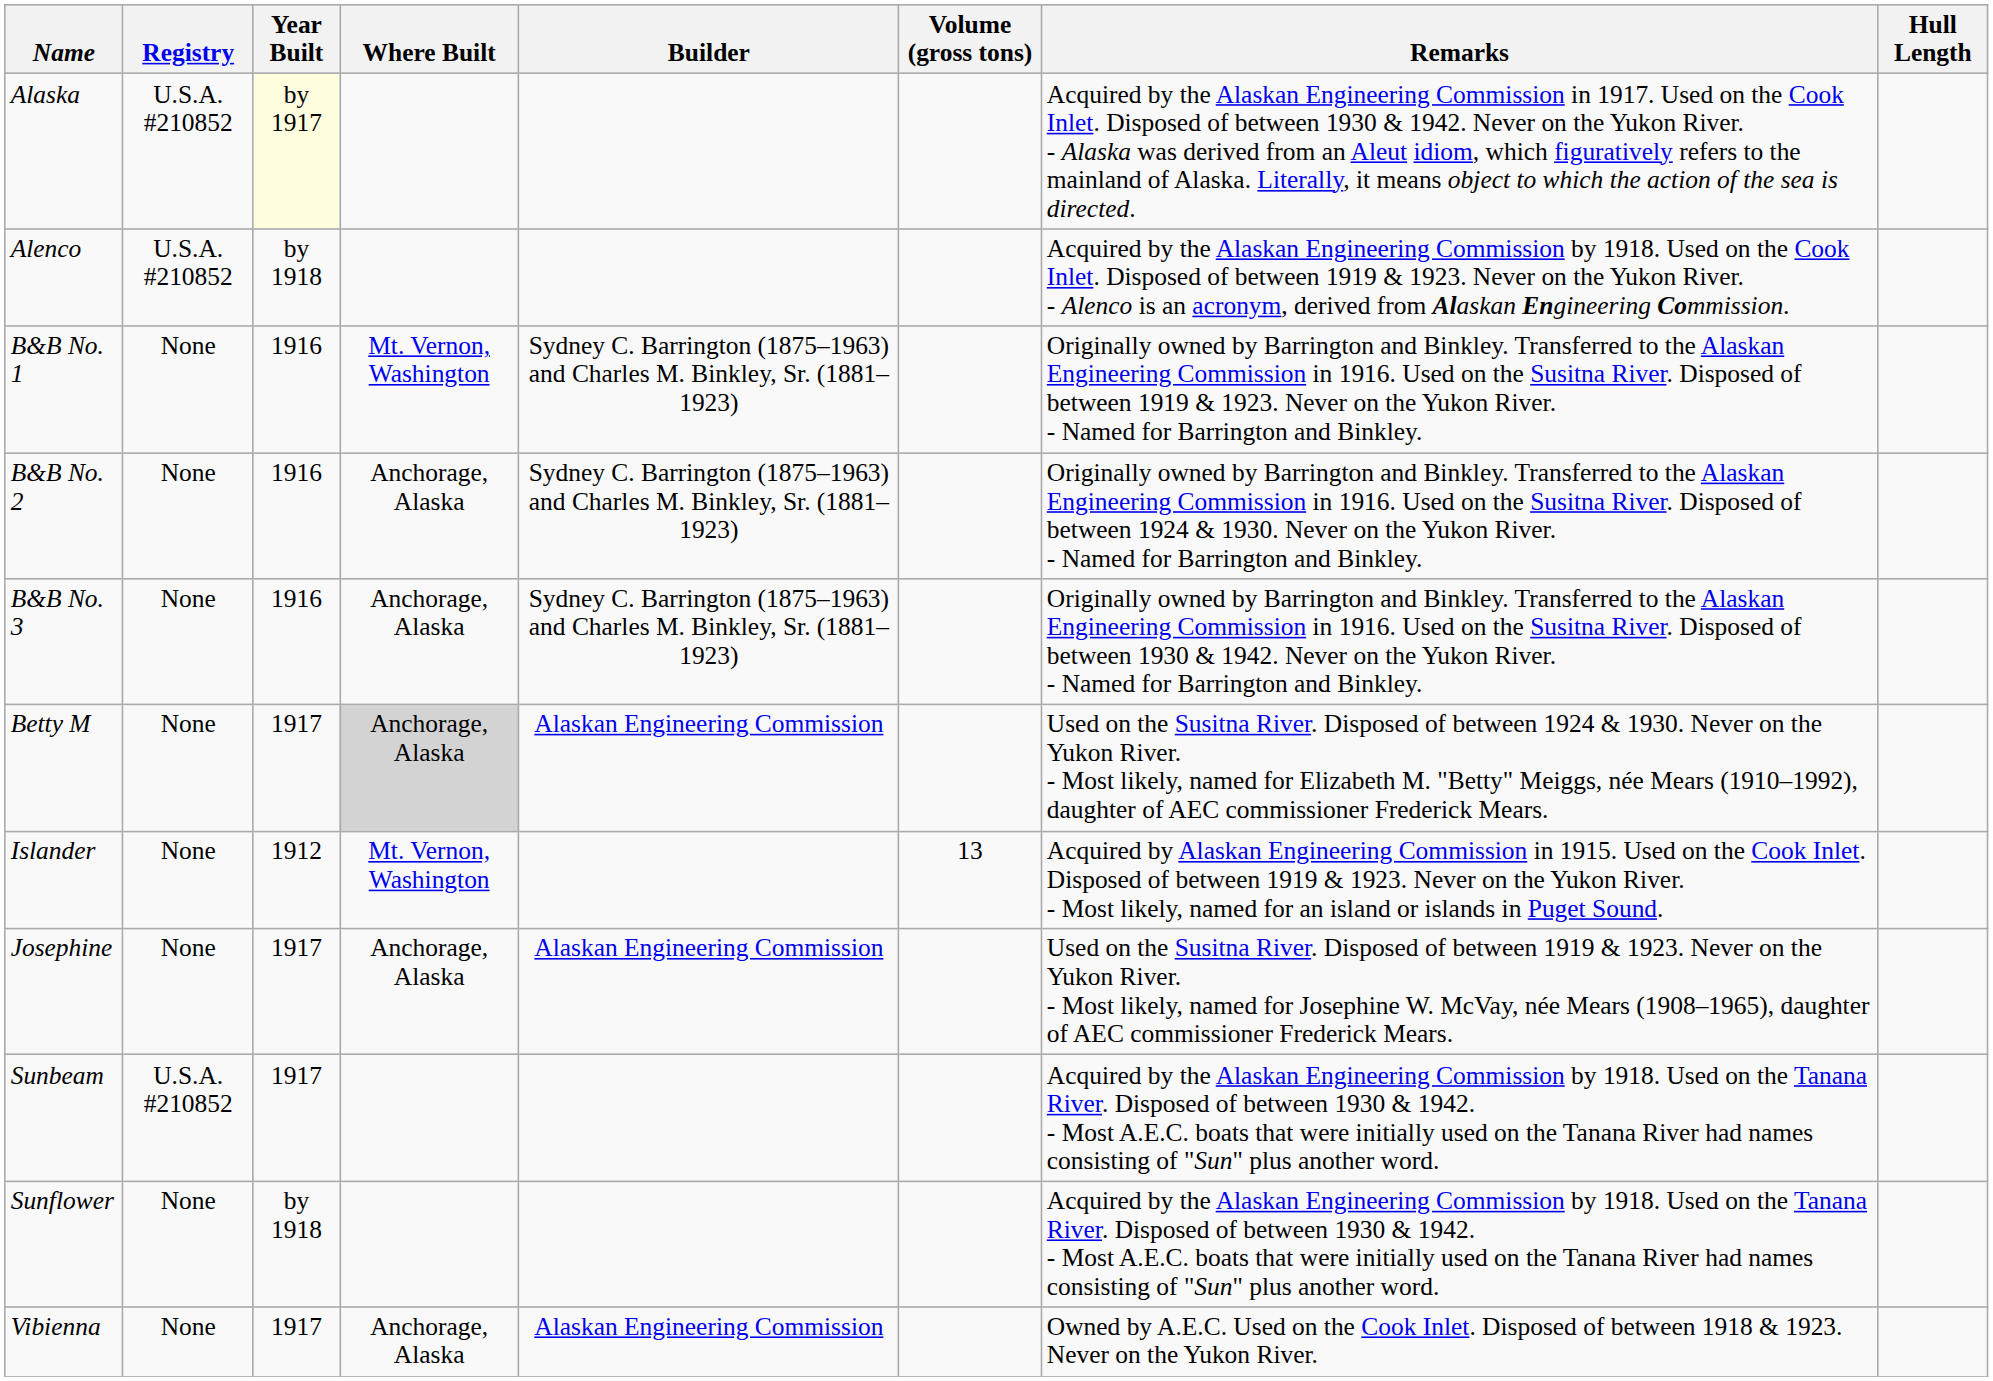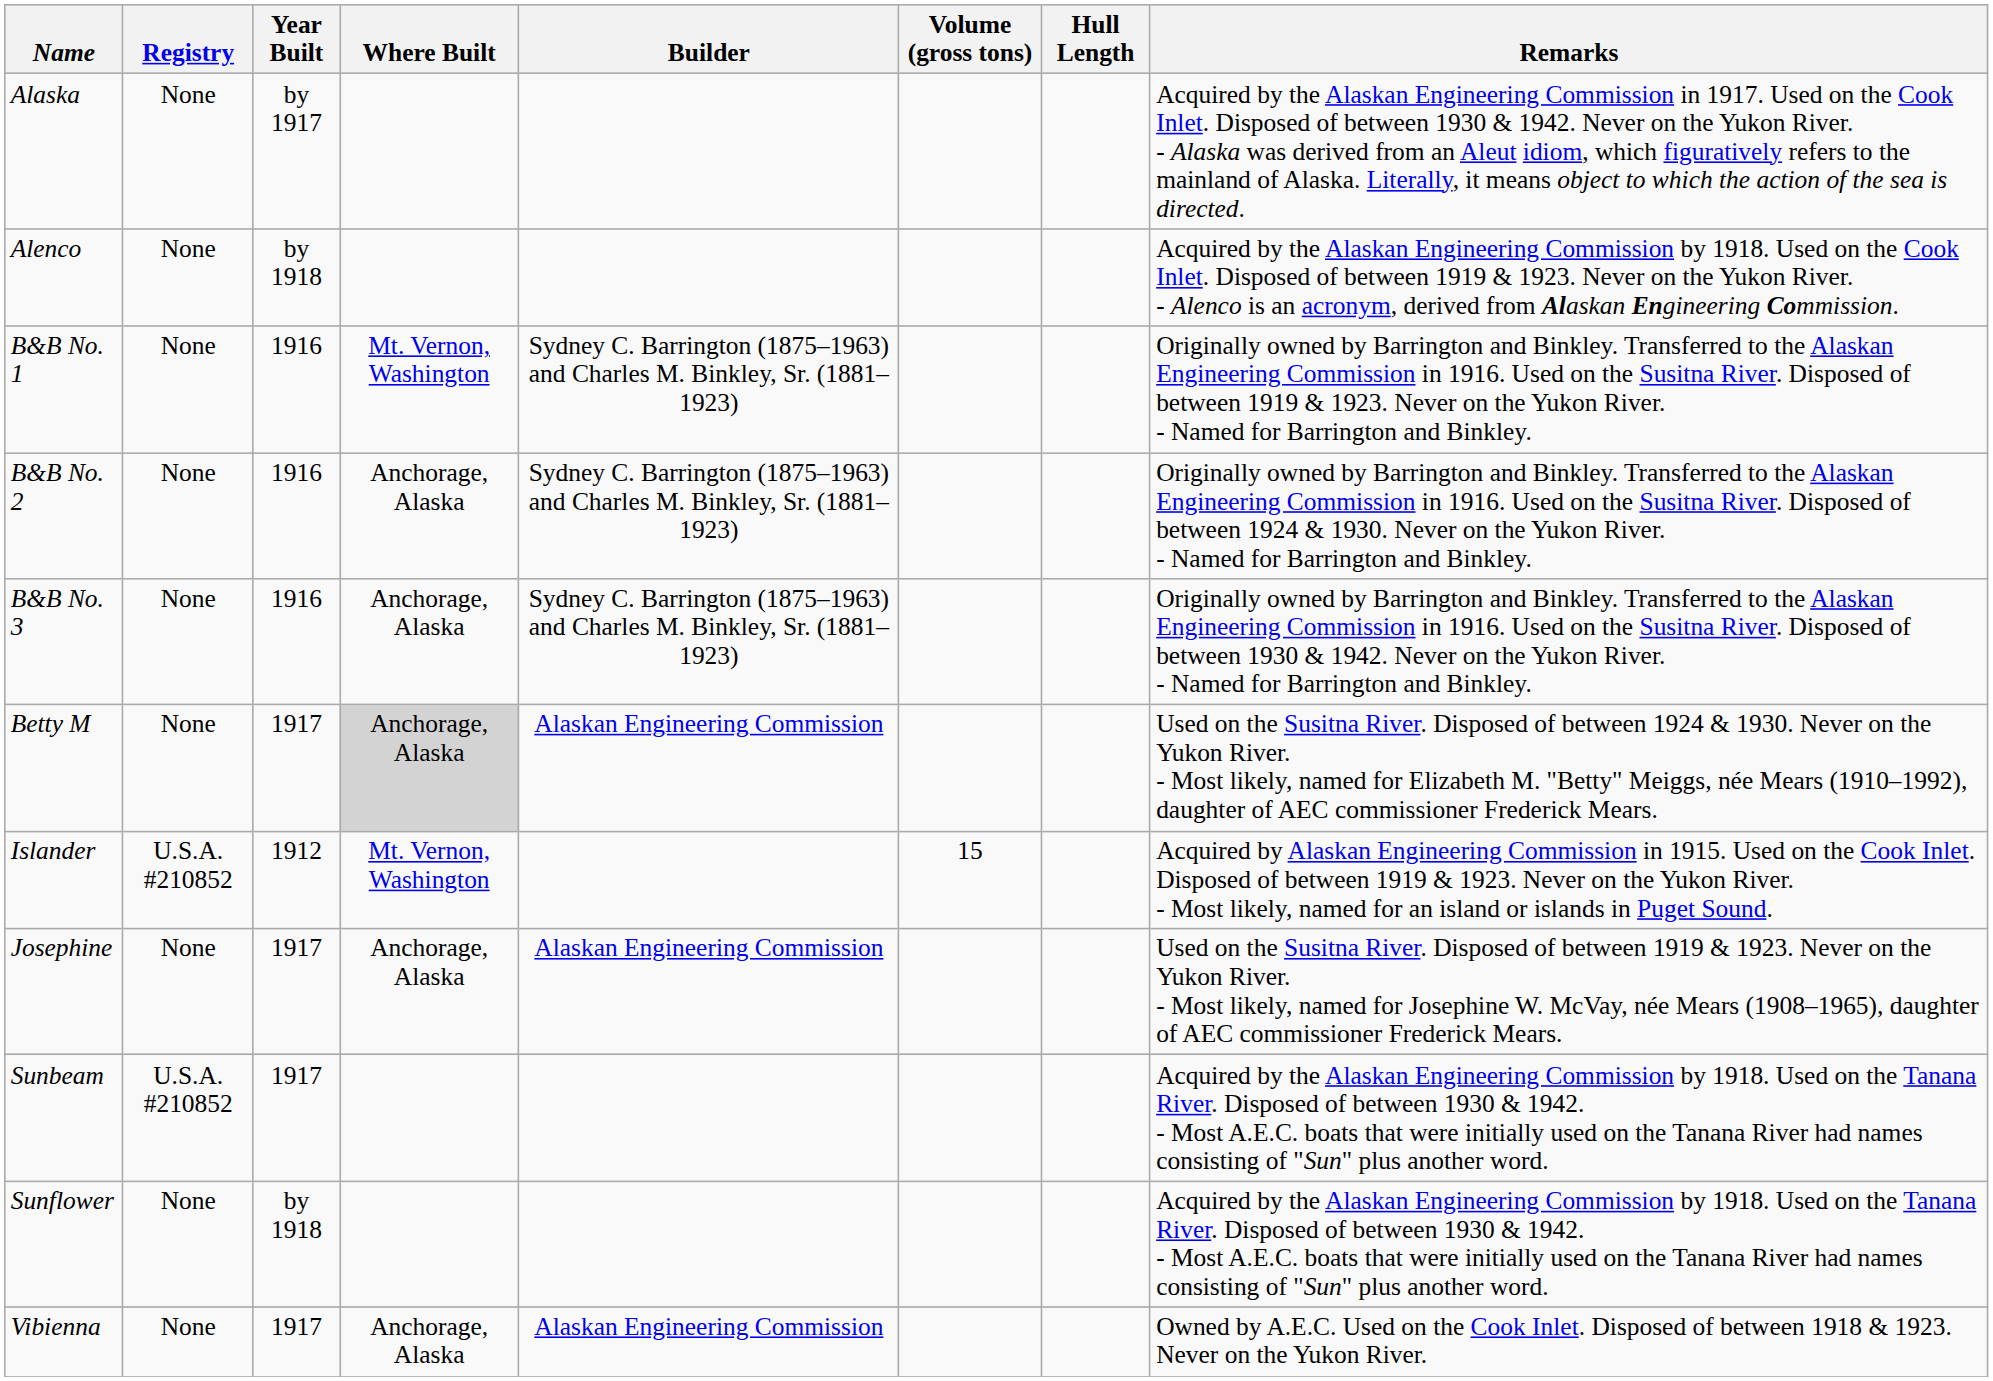columns swapped: (1933, 38) <-> (1460, 53)
(188, 107) U.S.A. #210852 -> (188, 93) None
(296, 107) lightyellow background -> (296, 107) no background
(188, 262) U.S.A. #210852 -> (188, 248) None
(188, 850) None -> (188, 865) U.S.A. #210852
(970, 850) 13 -> (970, 850) 15
